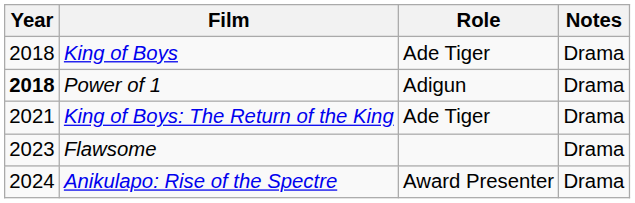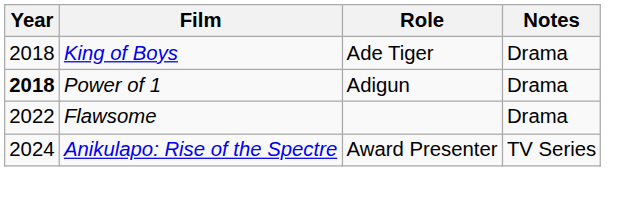- row: (229, 117)
(32, 149) 2023 -> (32, 117) 2022
(594, 181) Drama -> (552, 149) TV Series
